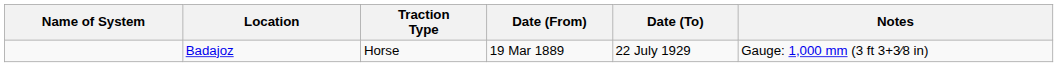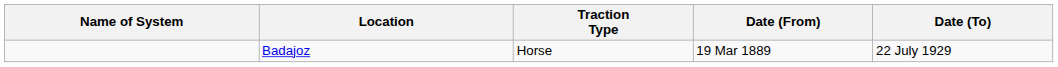- column: (895, 22)
